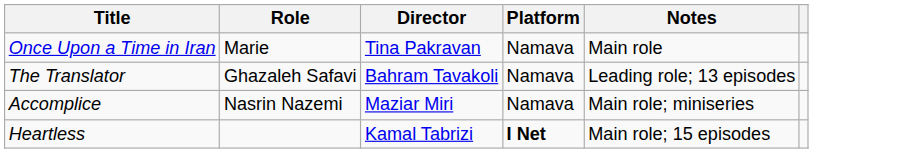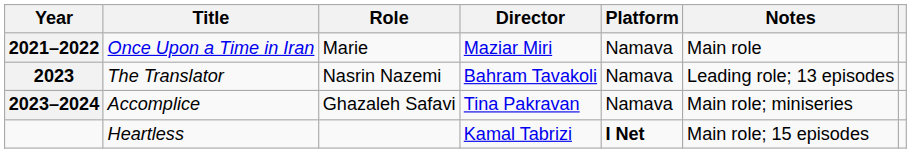+ column: (54, 18)
(423, 47) Tina Pakravan -> (508, 47) Maziar Miri
(290, 76) Ghazaleh Safavi -> (382, 76) Nasrin Nazemi
(283, 104) Nasrin Nazemi -> (389, 104) Ghazaleh Safavi
(409, 104) Maziar Miri -> (522, 104) Tina Pakravan
